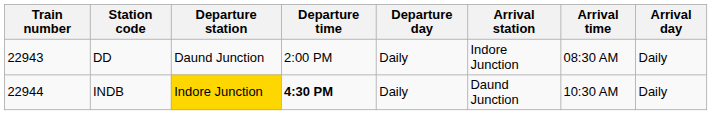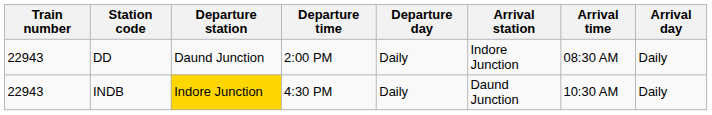(25, 92) 22944 -> (25, 92) 22943
(309, 92) bold -> (308, 92) normal
